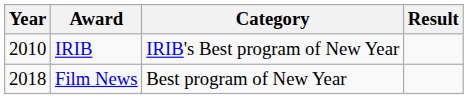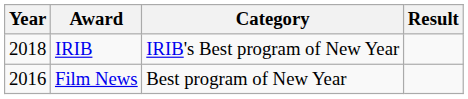(28, 49) 2010 -> (28, 49) 2018
(28, 78) 2018 -> (28, 78) 2016
